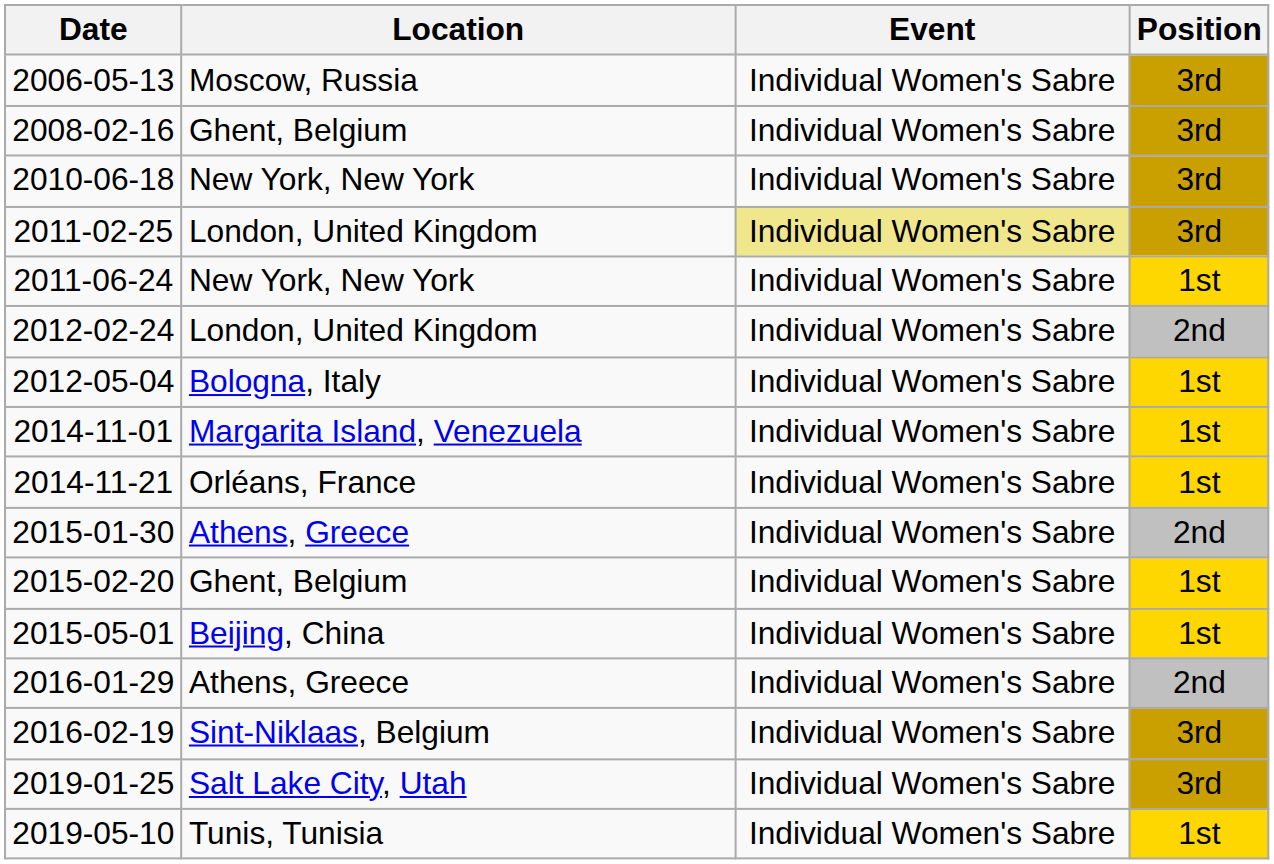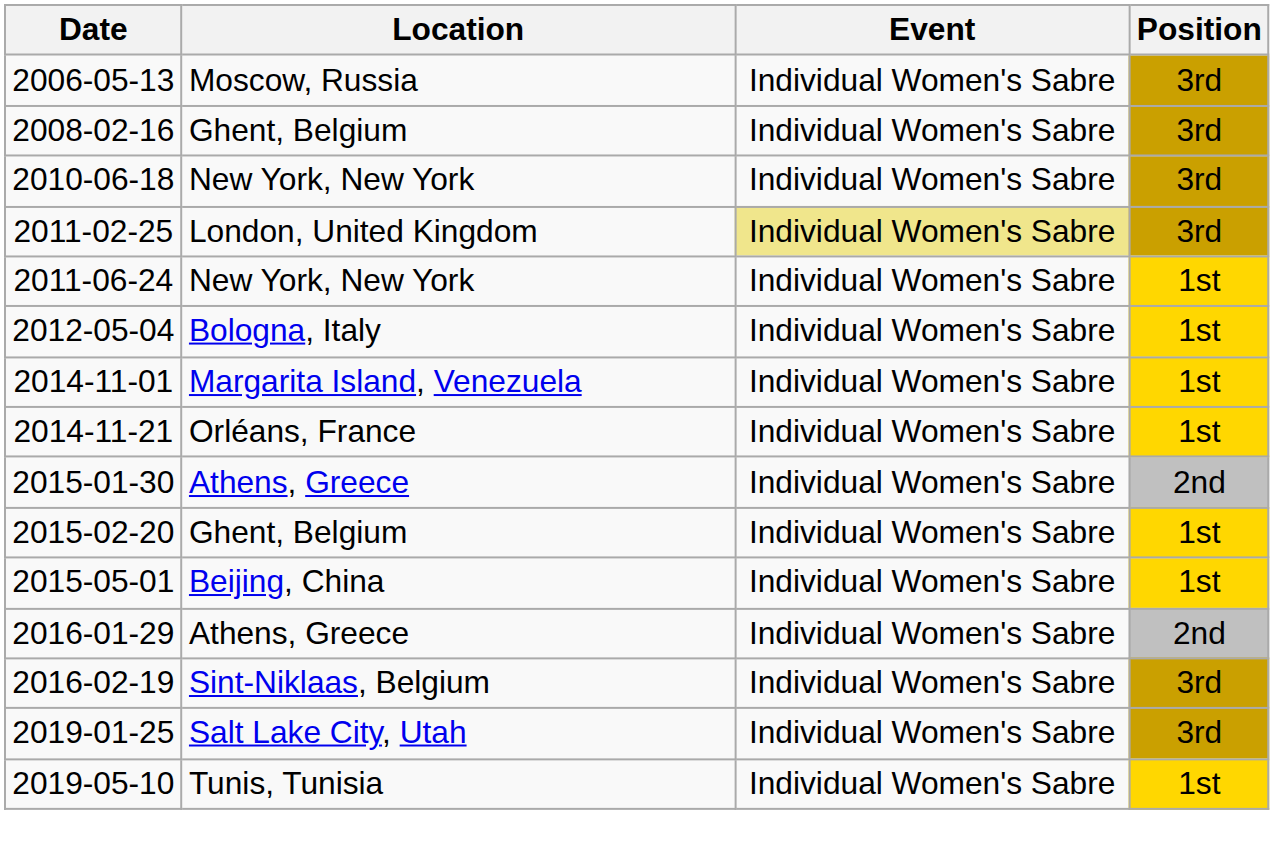- row: (93, 331)
